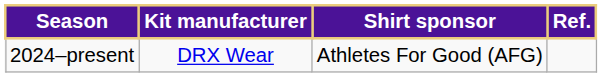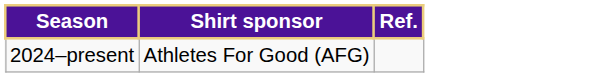- column: (226, 21)
